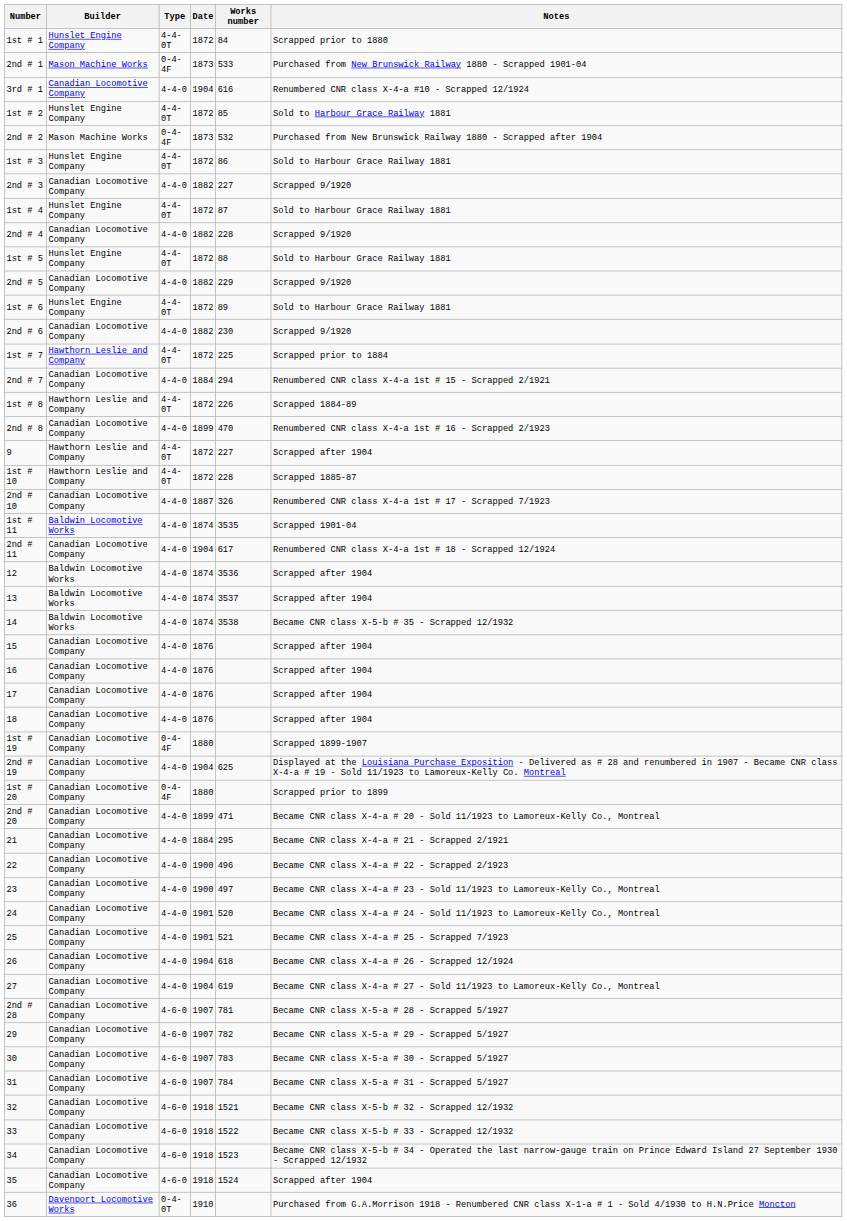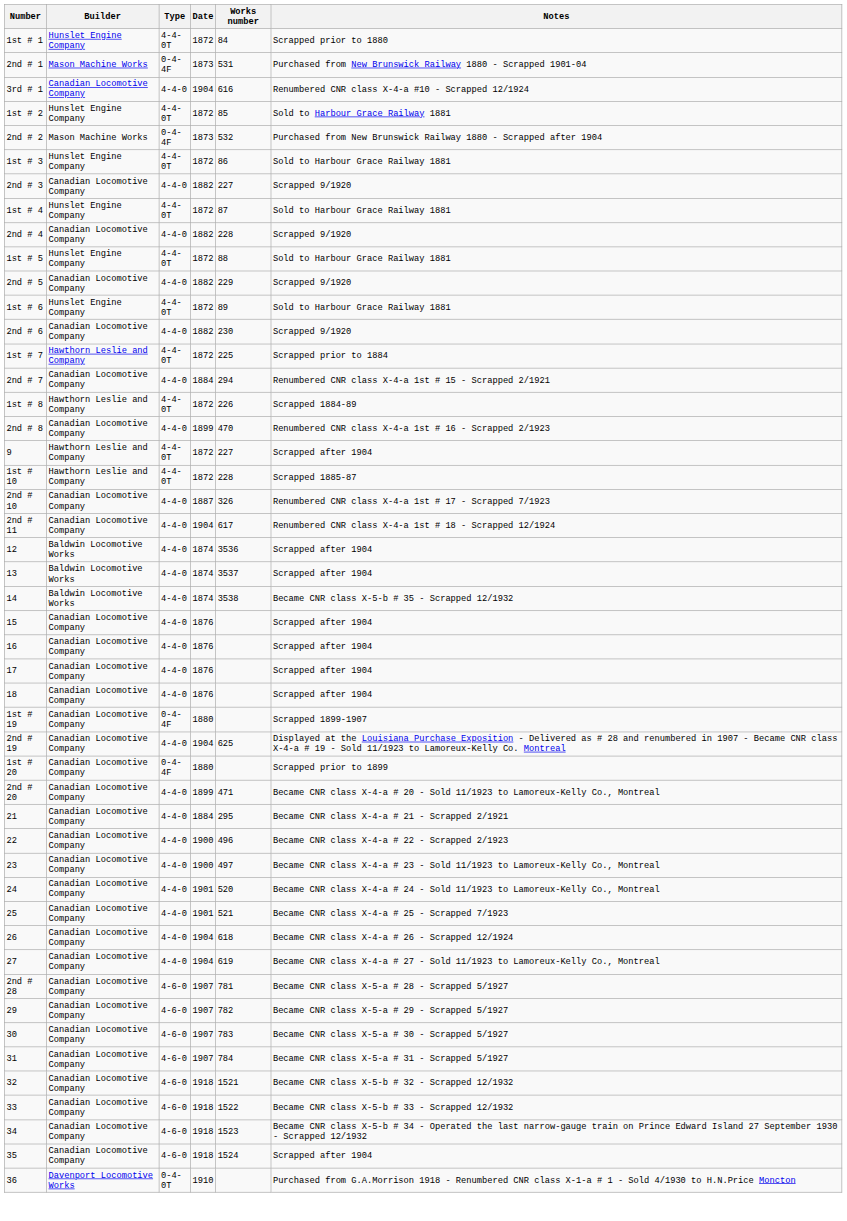(225, 65) 533 -> (225, 65) 531
- row: (19, 526)
